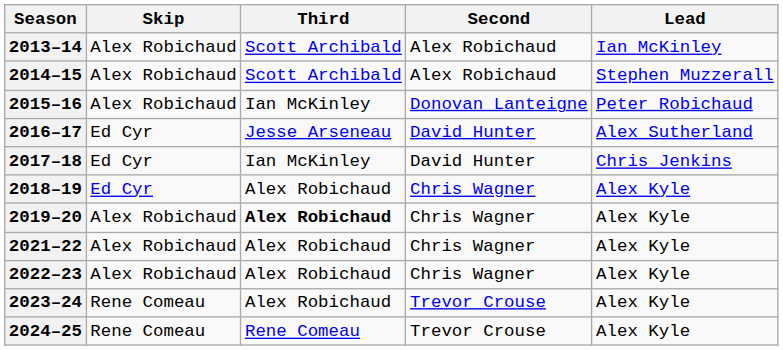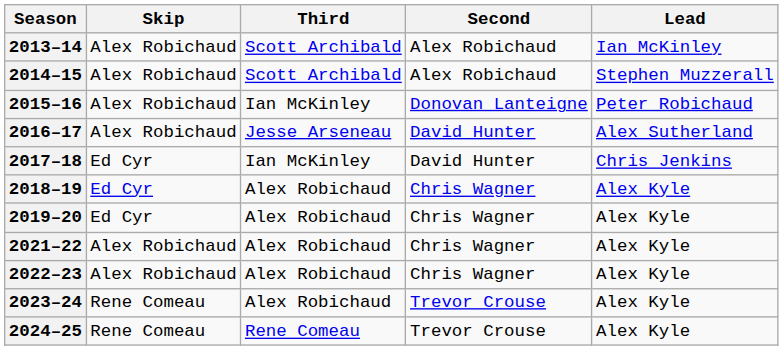(122, 132) Ed Cyr -> (163, 132) Alex Robichaud
(163, 218) Alex Robichaud -> (122, 218) Ed Cyr
(318, 218) bold -> (318, 218) normal
